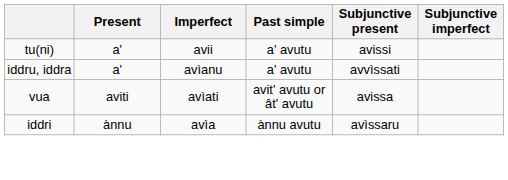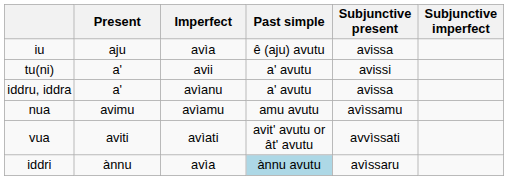+ row: (39, 49)
(375, 69) avvìssati -> (375, 89) avissa
+ row: (39, 110)
(375, 97) avissa -> (375, 137) avvìssati
(289, 124) no background -> (289, 165) lightblue background
